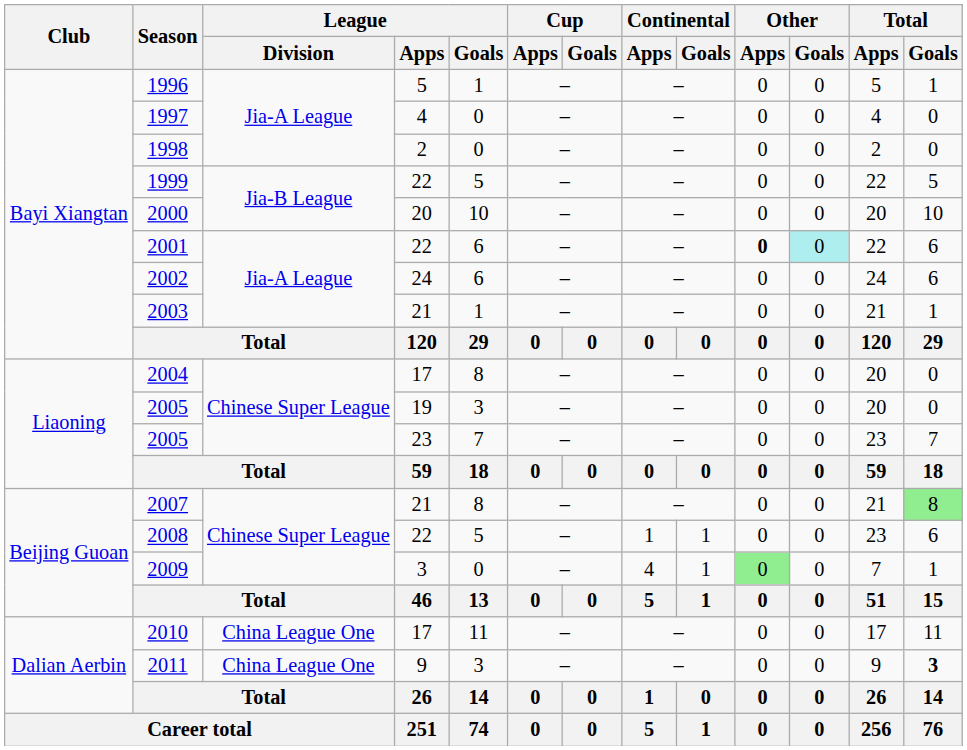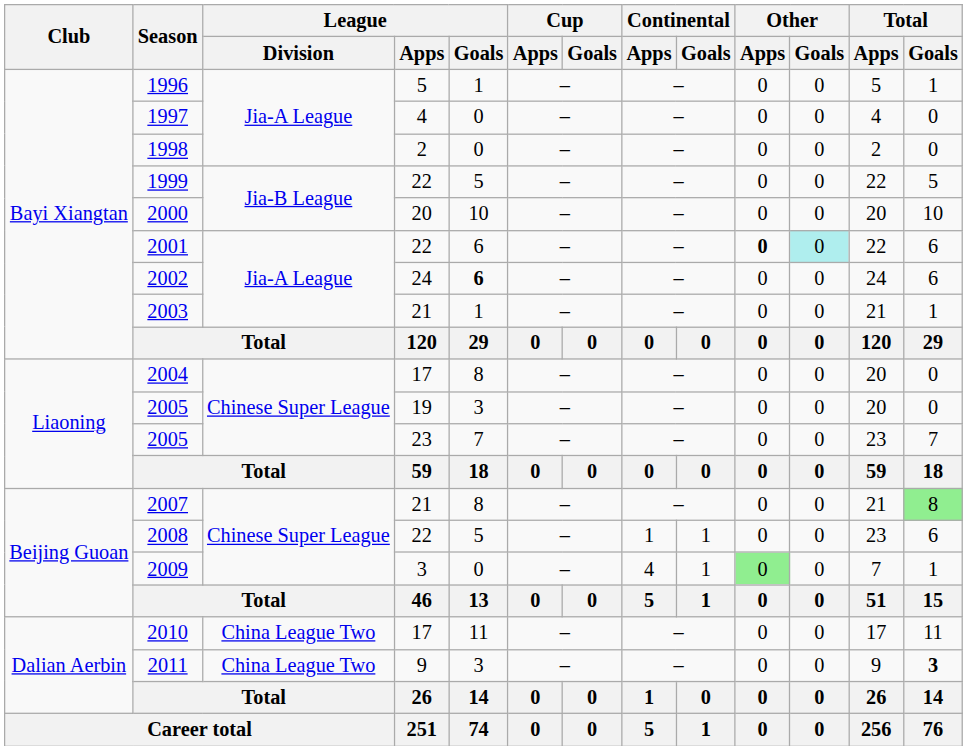(479, 278) normal -> (479, 278) bold
(298, 632) China League One -> (298, 632) China League Two
(298, 665) China League One -> (298, 665) China League Two
